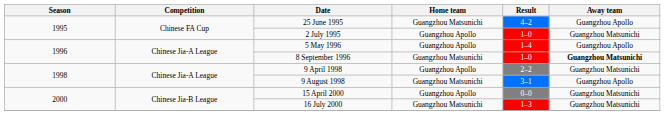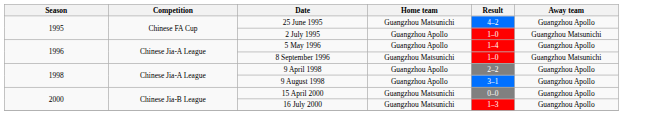(605, 58) bold -> (566, 58) normal
(605, 69) Guangzhou Matsunichi -> (566, 69) Guangzhou Apollo
(448, 81) Guangzhou Matsunichi -> (419, 81) Guangzhou Apollo
(448, 93) Guangzhou Apollo -> (419, 93) Guangzhou Matsunichi
(605, 93) Guangzhou Matsunichi -> (566, 93) Guangzhou Apollo
(605, 105) Guangzhou Matsunichi -> (566, 105) Guangzhou Apollo
